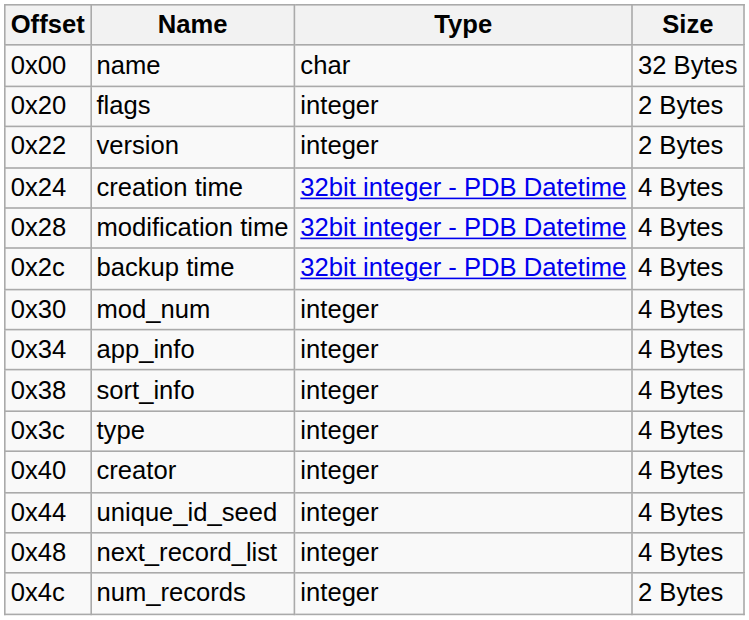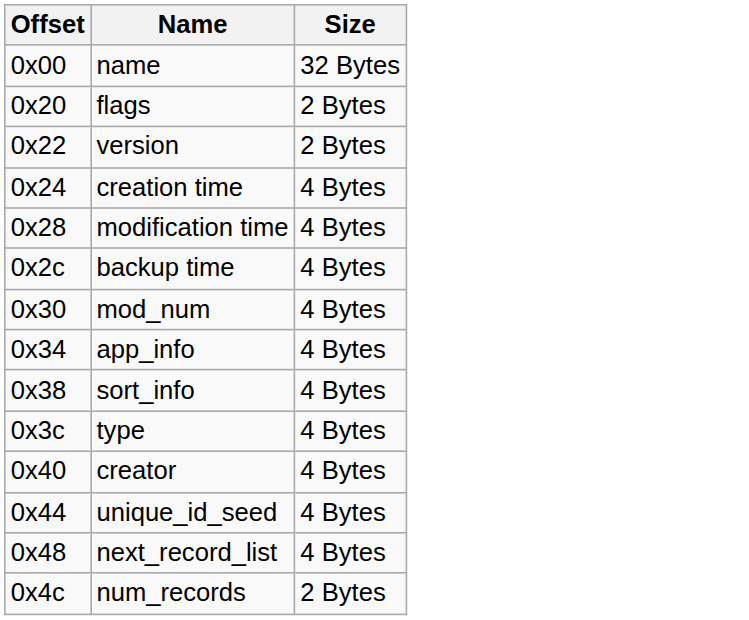- column: (463, 24)
